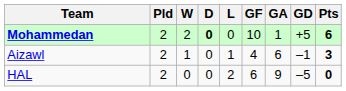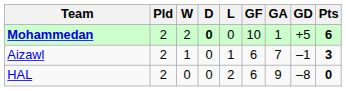(254, 55) 4 -> (254, 55) 6
(278, 55) 6 -> (278, 55) 7
(303, 75) –5 -> (303, 75) –8
